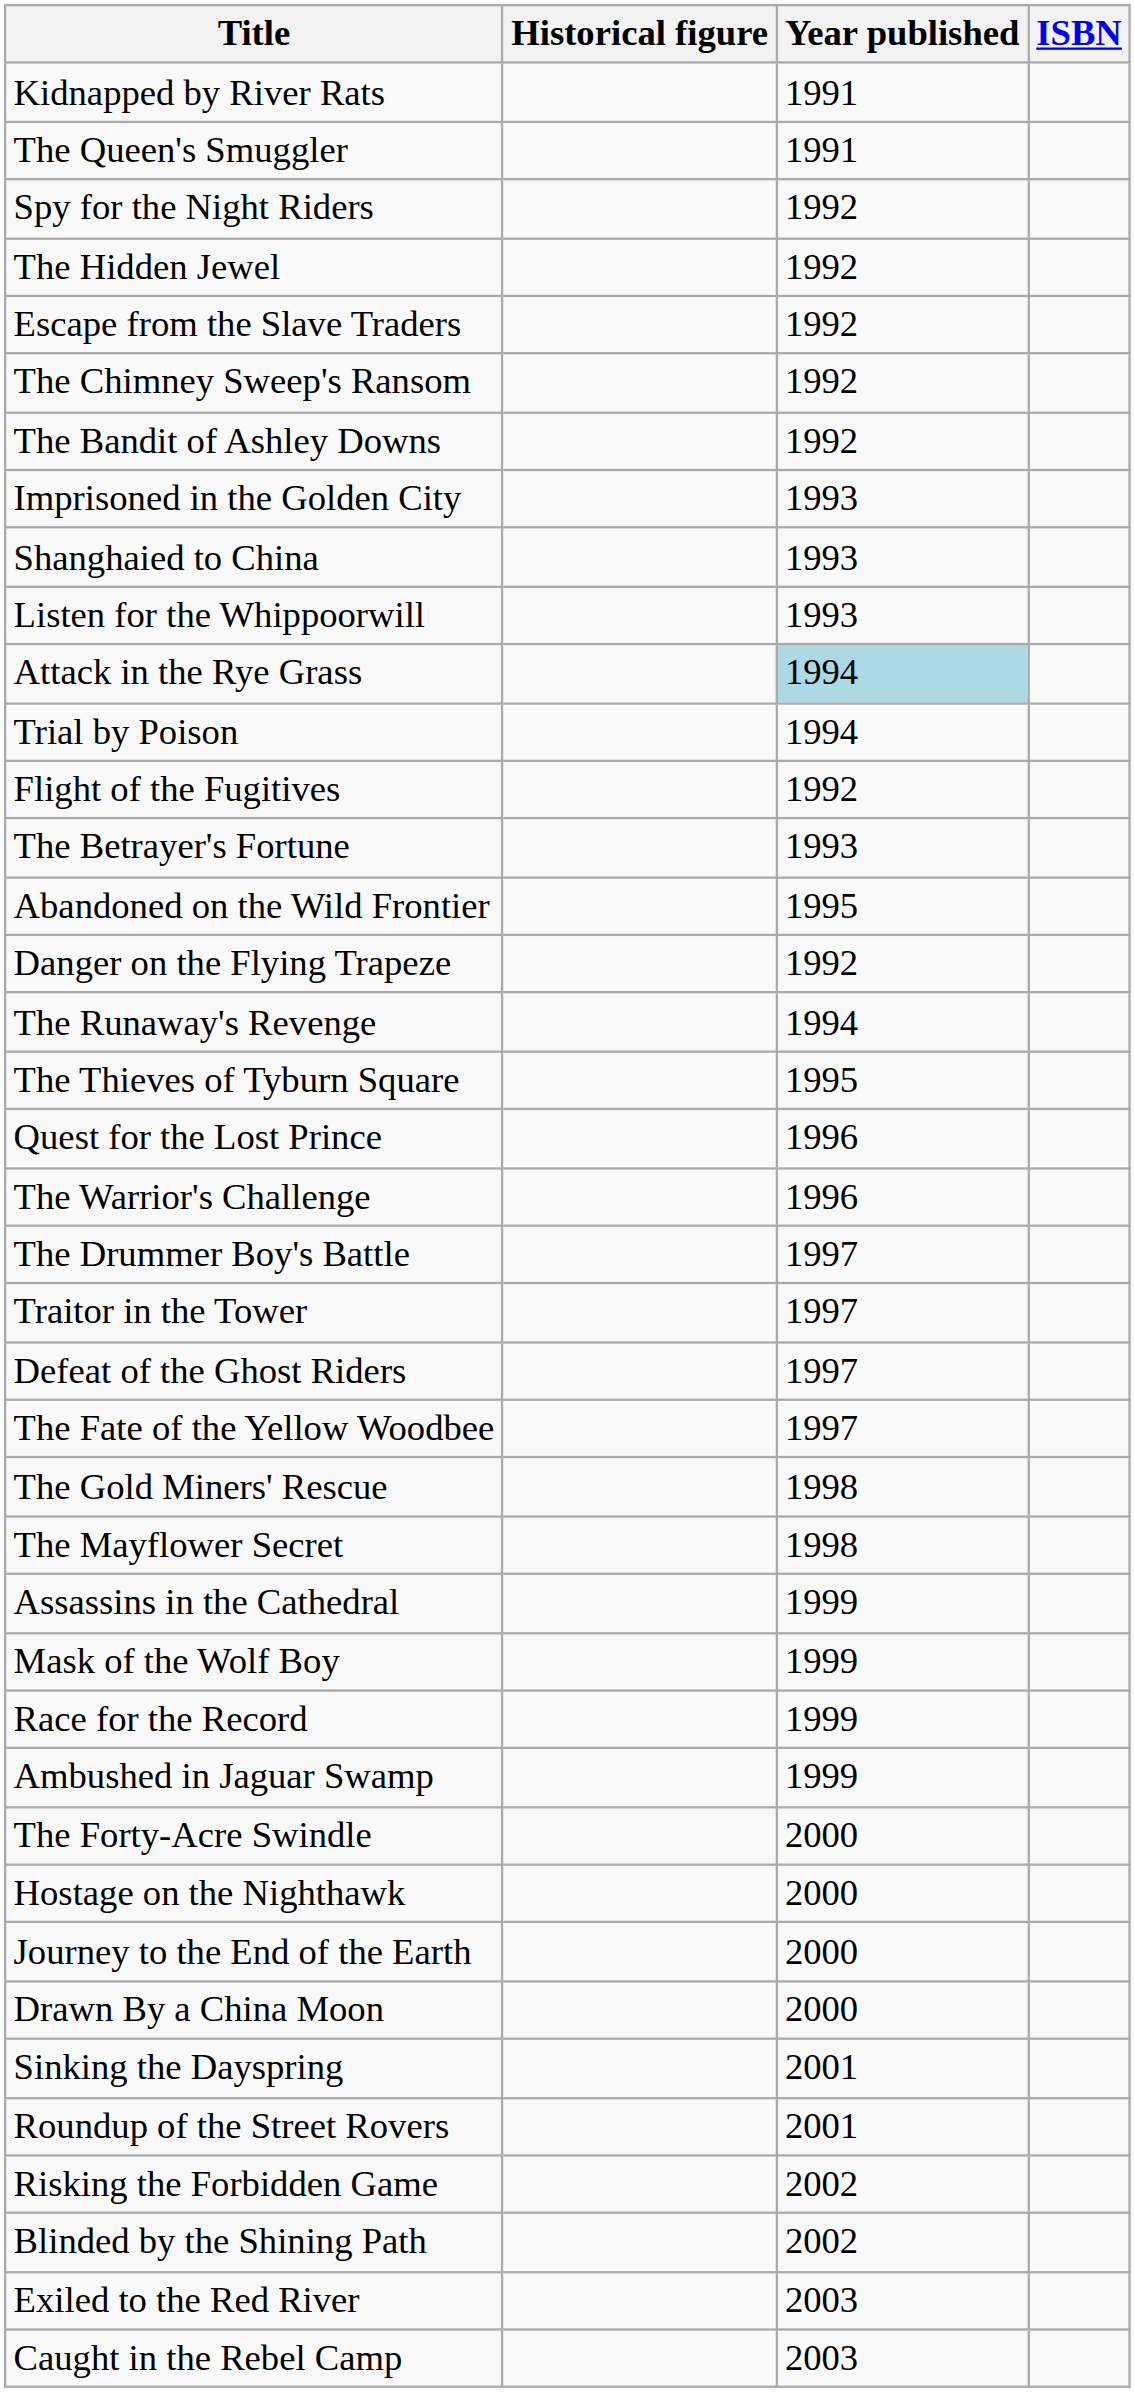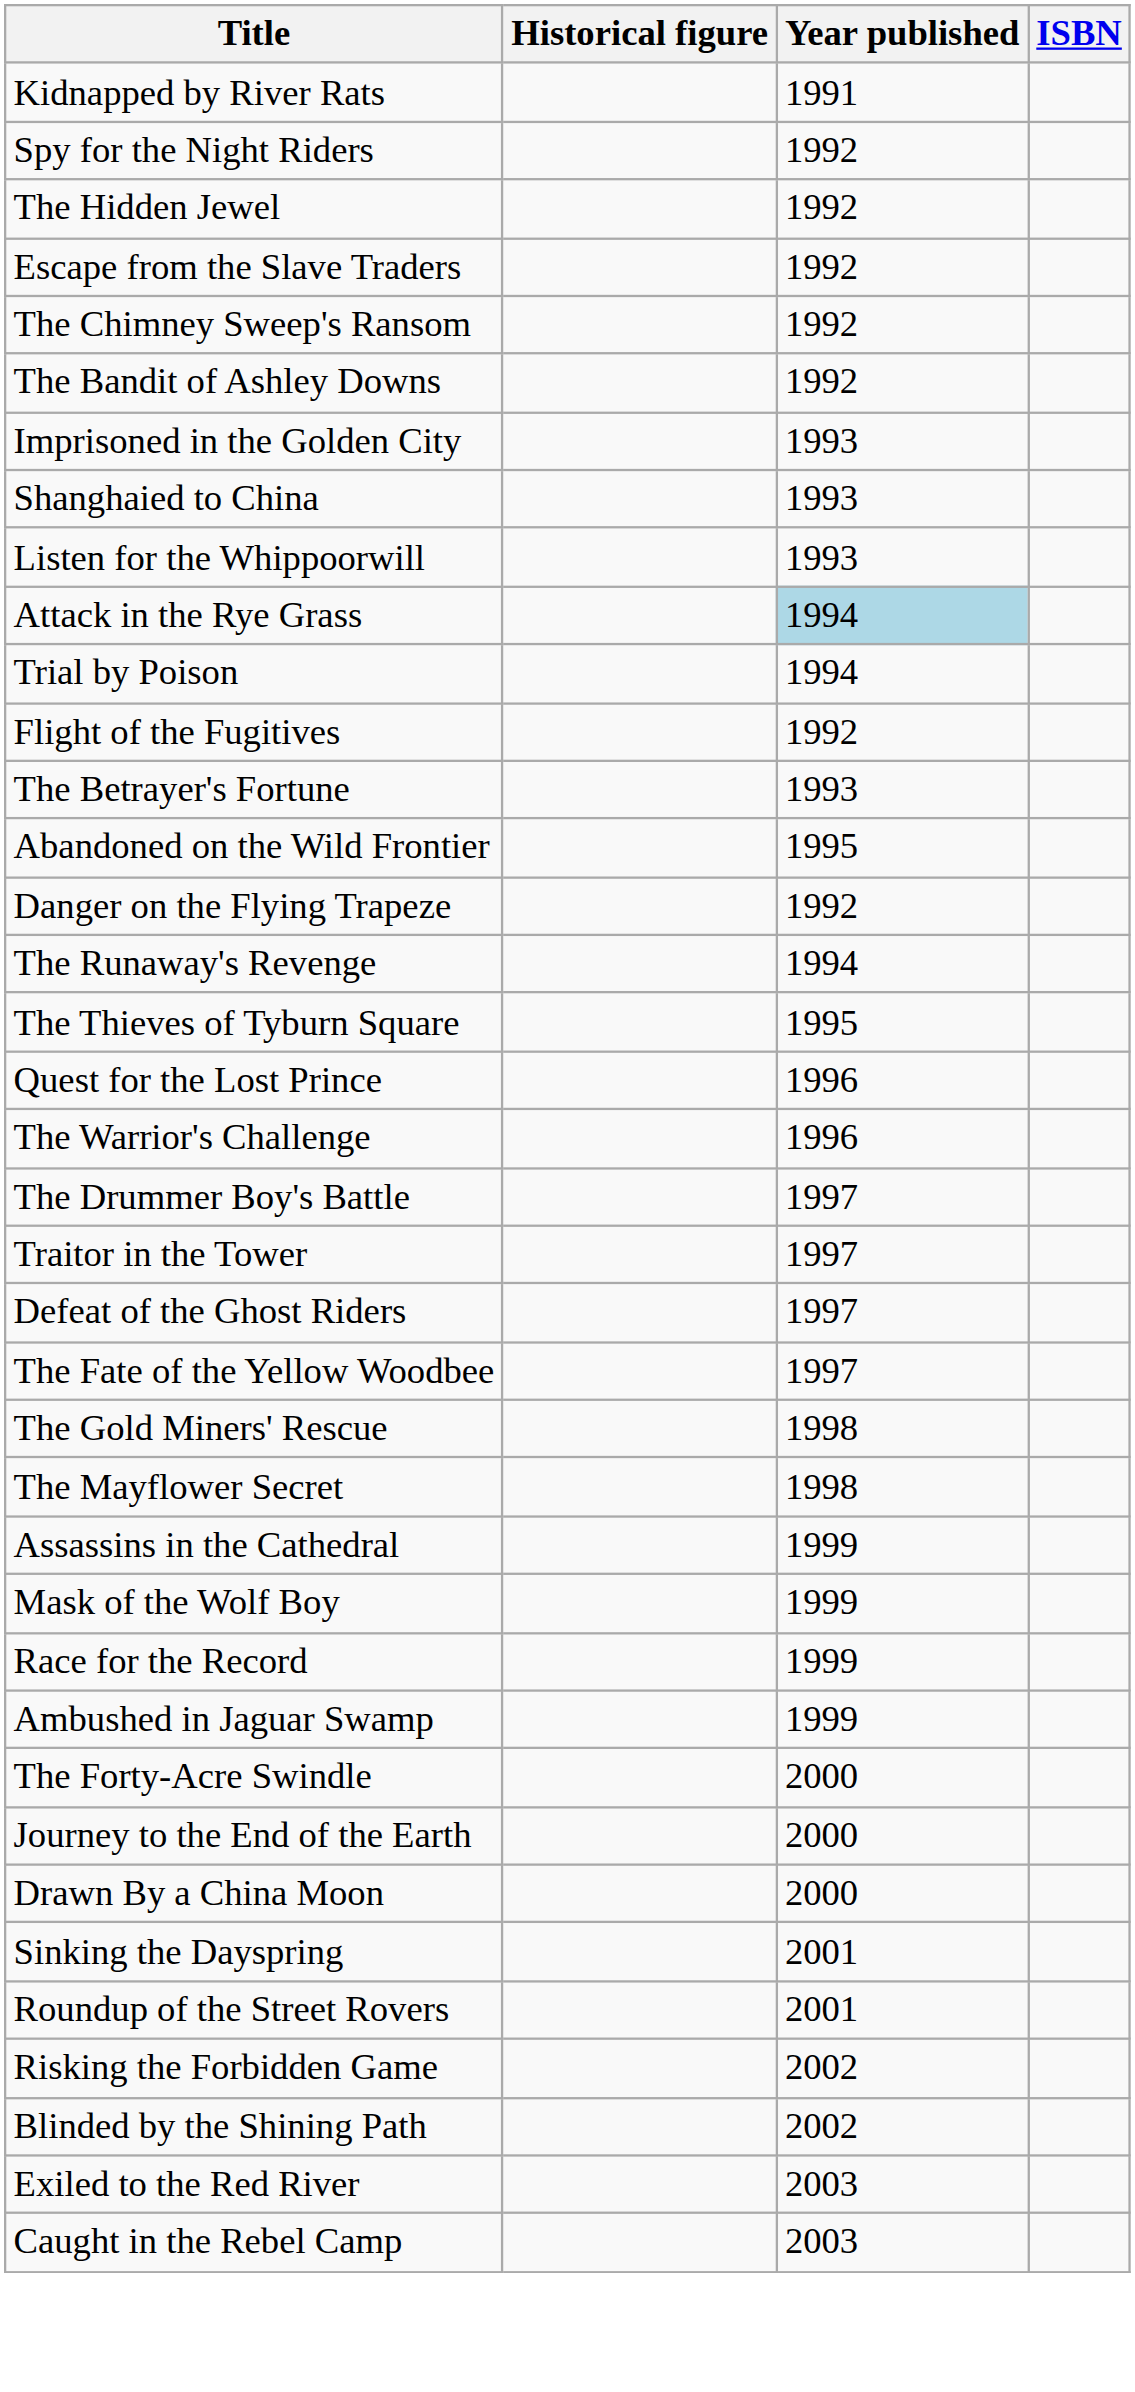- row: (181, 149)
- row: (209, 1893)
